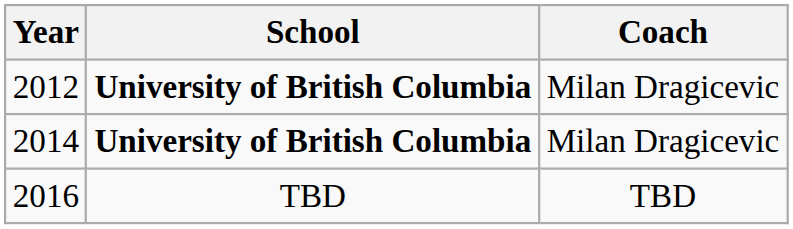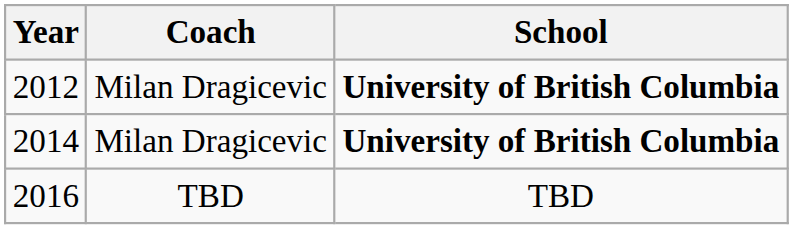columns swapped: (313, 32) <-> (663, 32)
